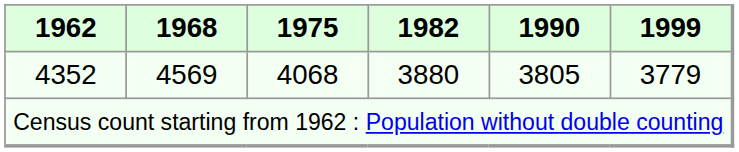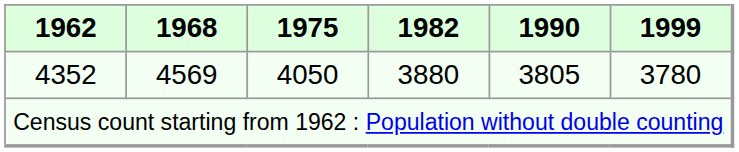(308, 74) 4068 -> (308, 74) 4050
(670, 74) 3779 -> (670, 74) 3780
